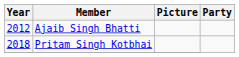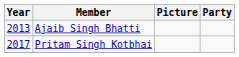(18, 28) 2012 -> (18, 28) 2013
(18, 44) 2018 -> (18, 44) 2017
